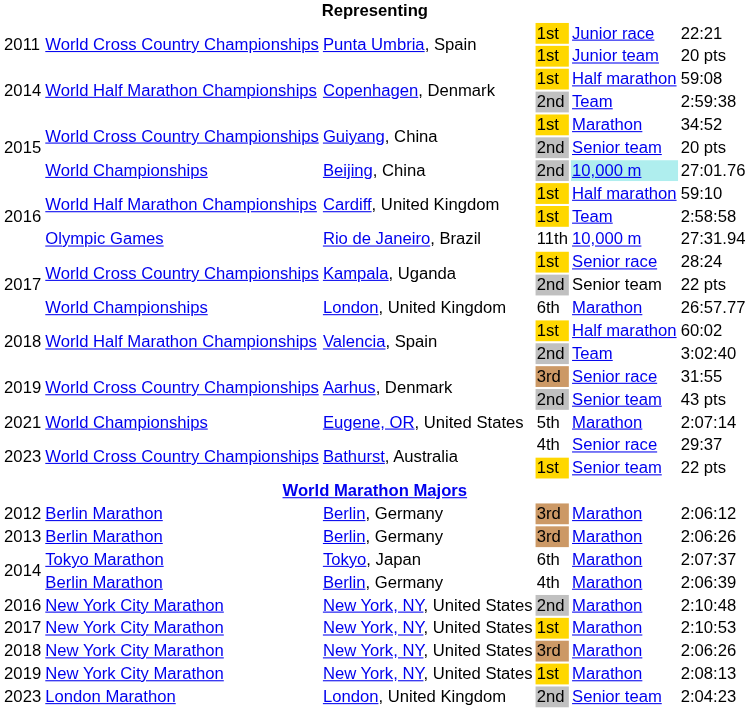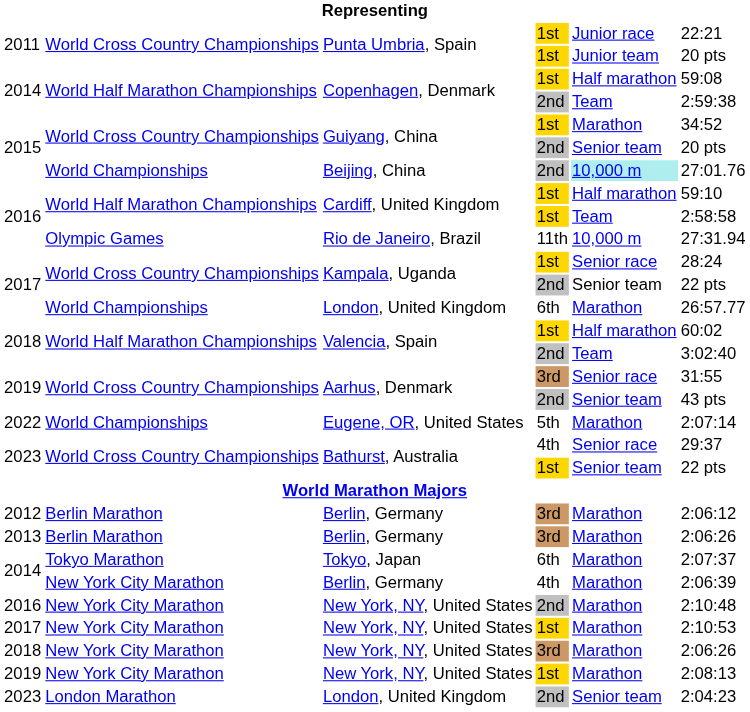(23, 422) 2021 -> (23, 422) 2022
(104, 582) Berlin Marathon -> (135, 582) New York City Marathon
